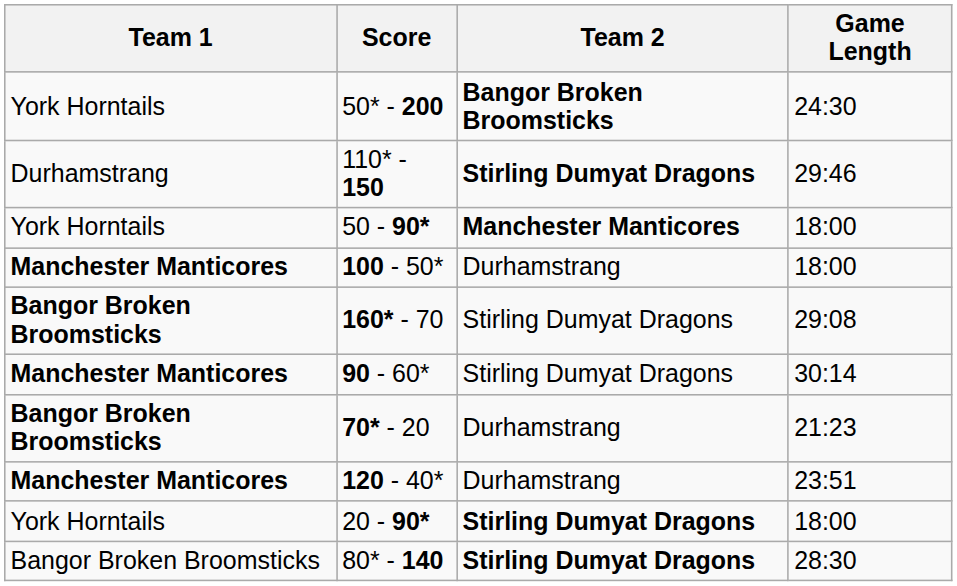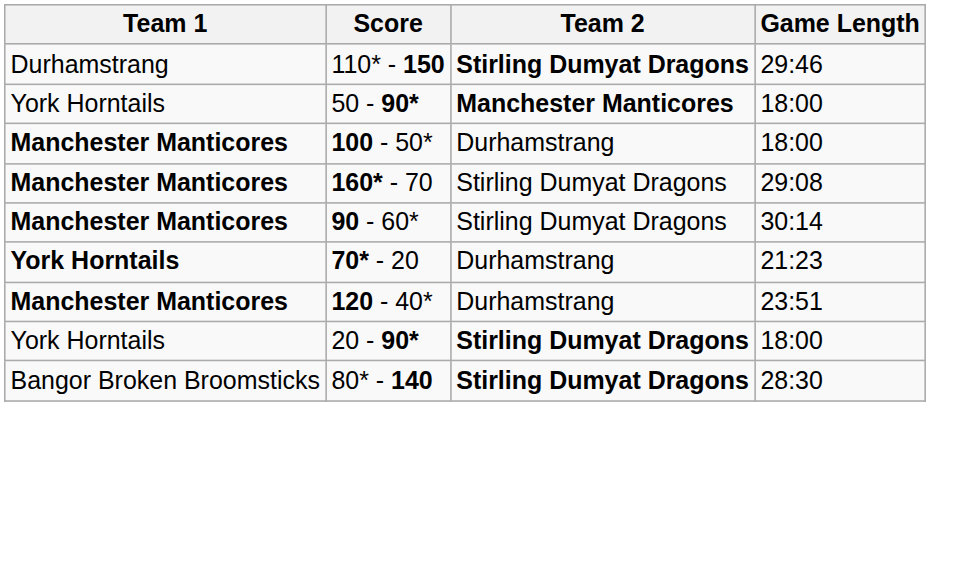- row: (393, 105)
(101, 320) Bangor Broken Broomsticks -> (149, 182) Manchester Manticores
(101, 427) Bangor Broken Broomsticks -> (95, 261) York Horntails
